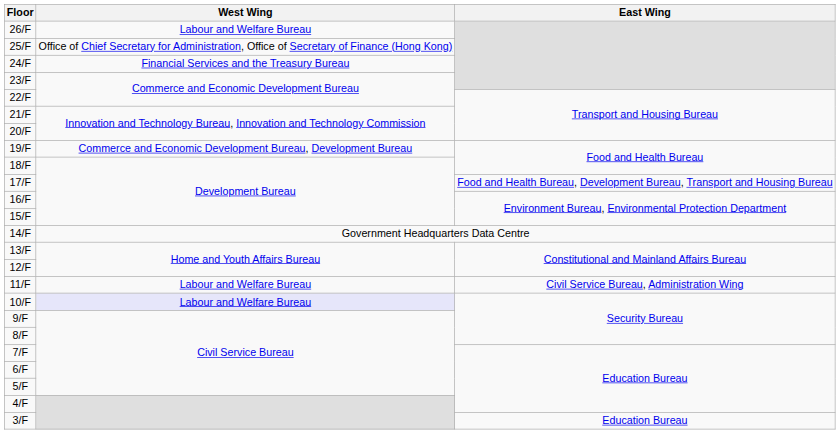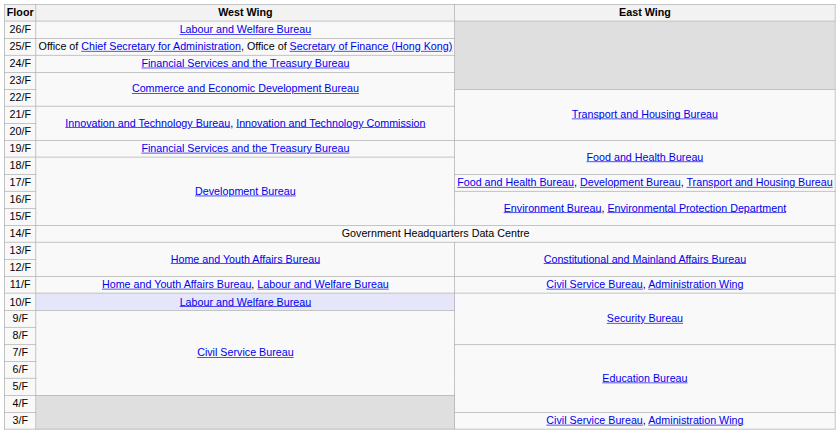(245, 149) Commerce and Economic Development Bureau, Development Bureau -> (245, 149) Financial Services and the Treasury Bureau
(245, 285) Labour and Welfare Bureau -> (245, 285) Home and Youth Affairs Bureau, Labour and Welfare Bureau
(645, 421) Education Bureau -> (645, 421) Civil Service Bureau, Administration Wing
